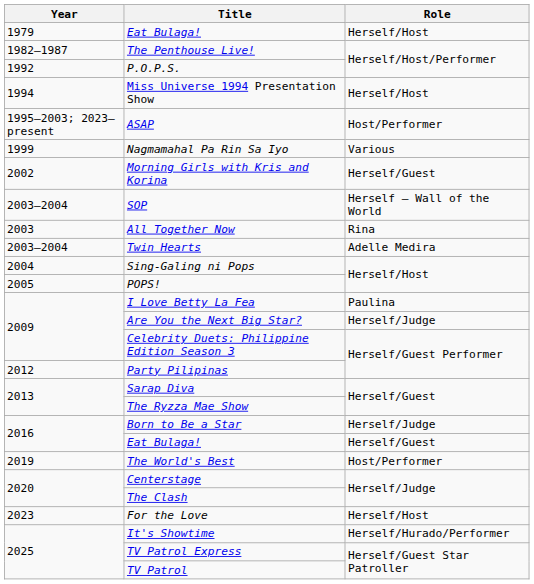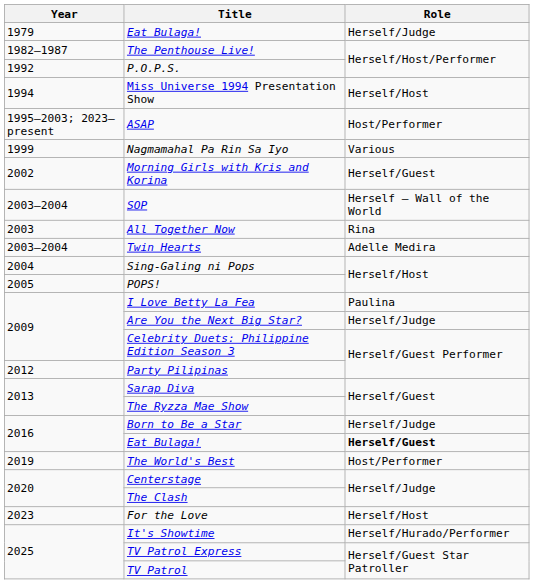(388, 32) Herself/Host -> (392, 32) Herself/Judge
(392, 442) normal -> (392, 442) bold
